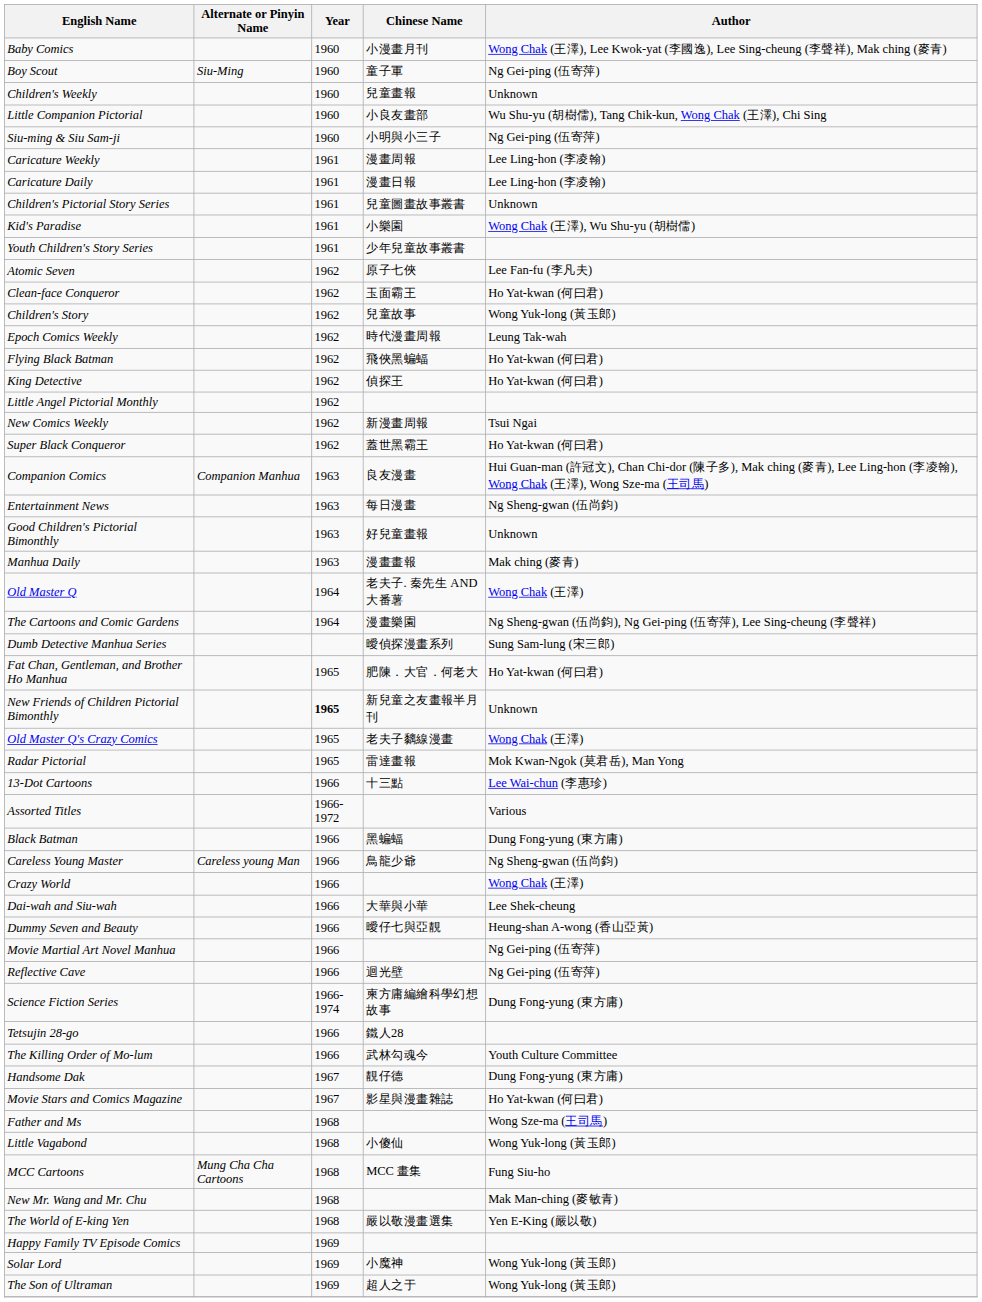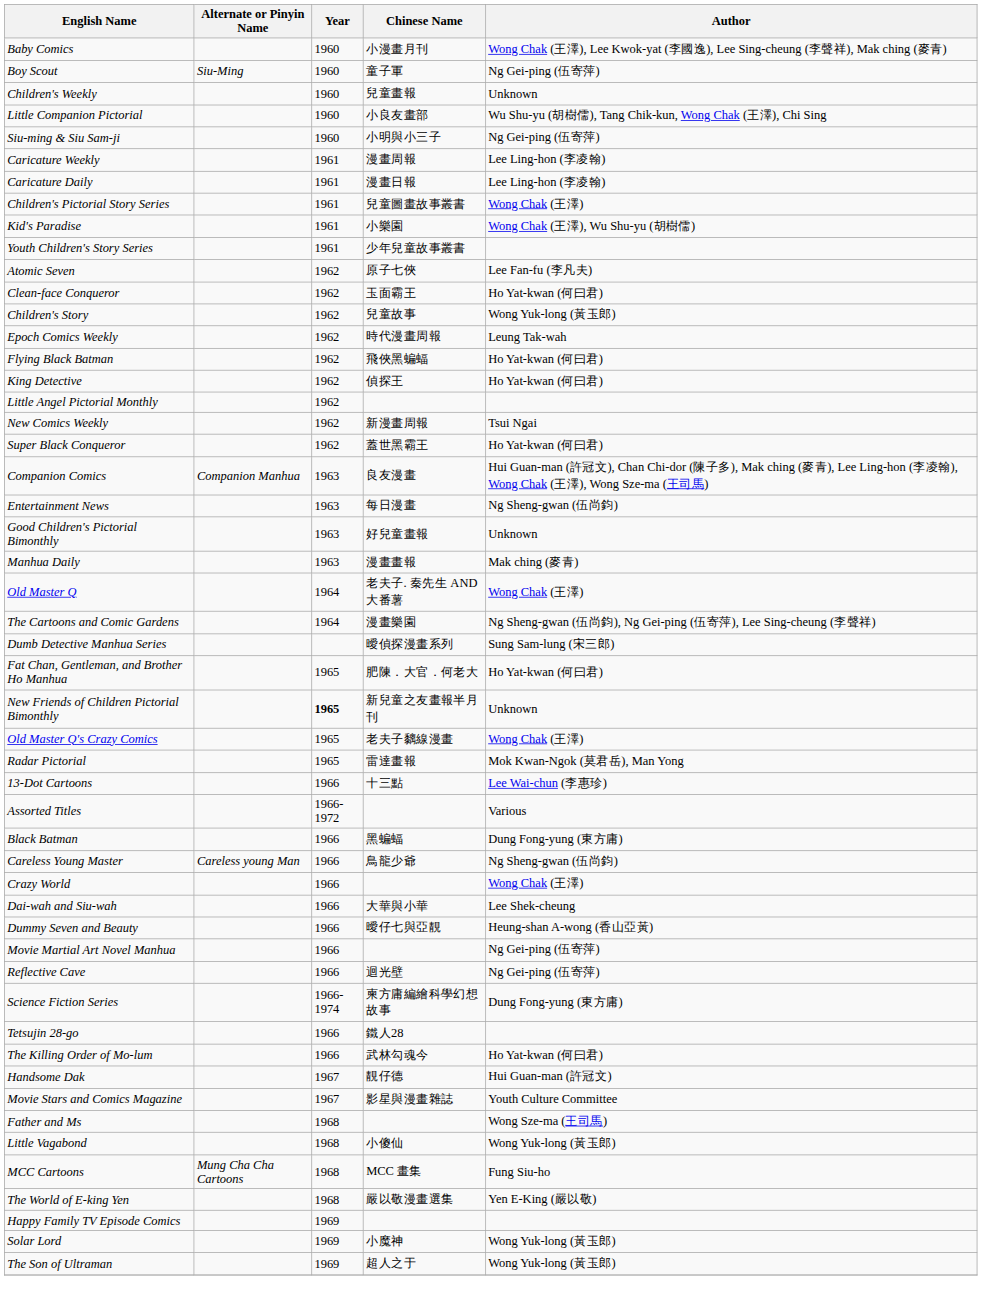(513, 204) Unknown -> (536, 203) Wong Chak (王澤)
(553, 1055) Youth Culture Committee -> (546, 1054) Ho Yat-kwan (何曰君)
(555, 1076) Dung Fong-yung (東方庸) -> (550, 1076) Hui Guan-man (許冠文)
(546, 1098) Ho Yat-kwan (何曰君) -> (553, 1099) Youth Culture Committee
- row: (77, 1199)
